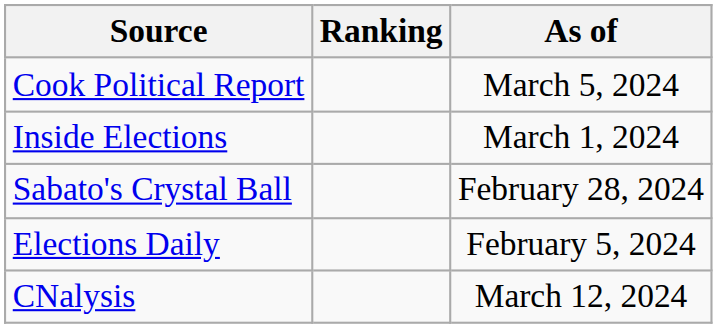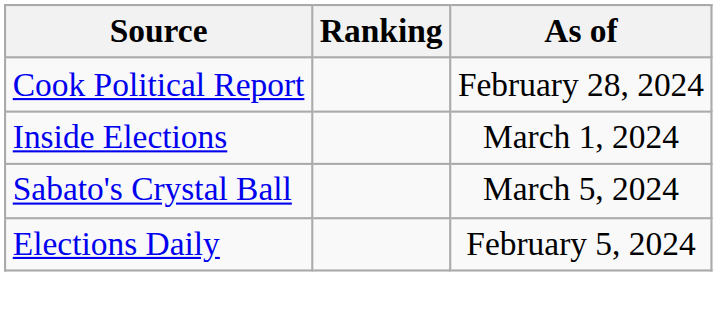(581, 84) March 5, 2024 -> (581, 84) February 28, 2024
(581, 190) February 28, 2024 -> (581, 190) March 5, 2024
- row: (74, 296)
